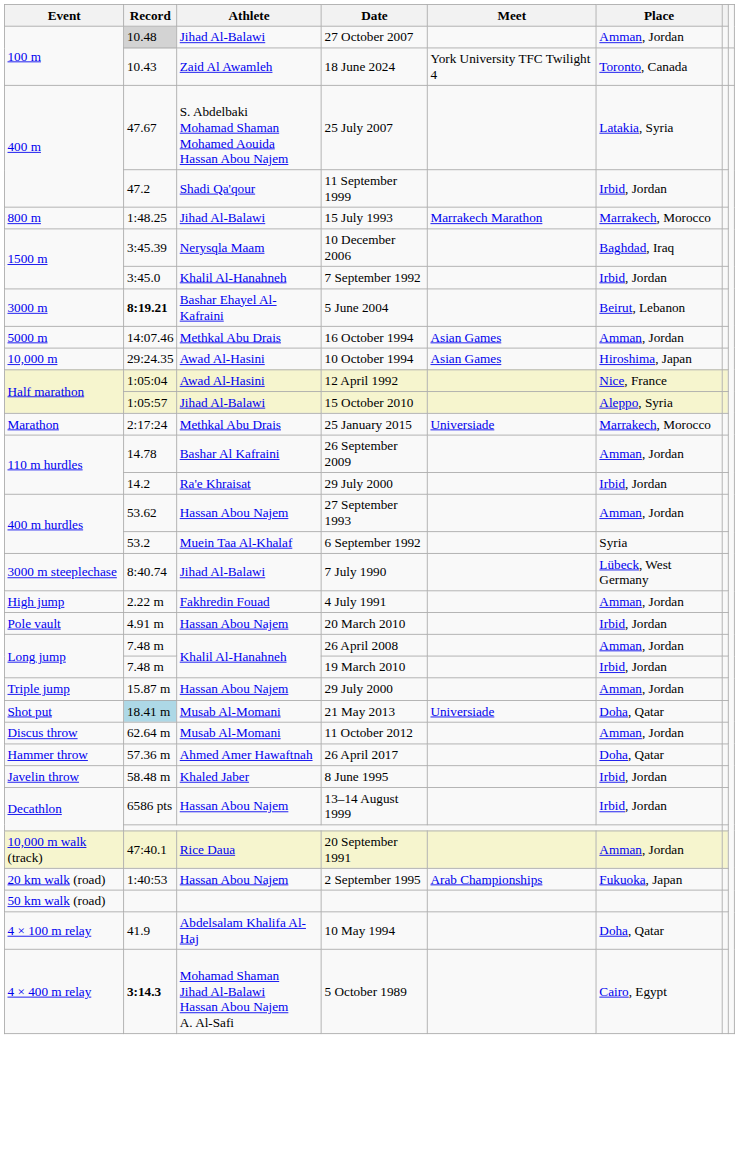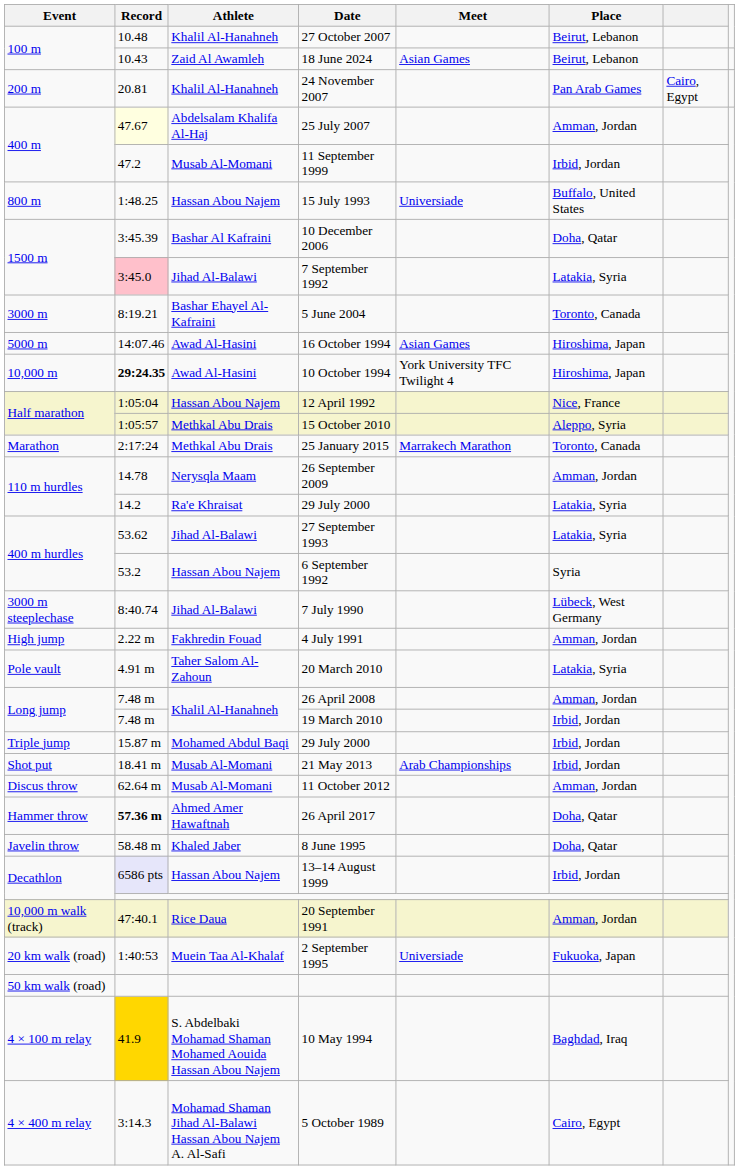(142, 37) lightgrey background -> (133, 37) no background
(222, 37) Jihad Al-Balawi -> (225, 37) Khalil Al-Hanahneh
(642, 37) Amman, Jordan -> (595, 37) Beirut, Lebanon
(510, 67) York University TFC Twilight 4 -> (435, 59) Asian Games
(643, 67) Toronto, Canada -> (595, 59) Beirut, Lebanon
+ row: (24, 88)
(142, 127) no background -> (133, 126) lightyellow background
(234, 135) S. Abdelbaki Mohamad Shaman Mohamed Aouida Hassan Abou Najem -> (224, 126) Abdelsalam Khalifa Al-Haj
(636, 127) Latakia, Syria -> (595, 126) Amman, Jordan
(217, 188) Shadi Qa'qour -> (222, 163) Musab Al-Momani
(222, 218) Jihad Al-Balawi -> (226, 201) Hassan Abou Najem
(486, 218) Marrakech Marathon -> (431, 201) Universiade
(655, 218) Marrakech, Morocco -> (594, 201) Buffalo, United States
(222, 248) Nerysqla Maam -> (221, 238) Bashar Al Kafraini
(637, 248) Baghdad, Iraq -> (585, 238) Doha, Qatar
(144, 277) no background -> (135, 276) pink background
(233, 277) Khalil Al-Hanahneh -> (214, 276) Jihad Al-Balawi
(633, 277) Irbid, Jordan -> (590, 276) Latakia, Syria
(147, 307) bold -> (138, 313) normal
(642, 307) Beirut, Lebanon -> (596, 313) Toronto, Canada
(230, 337) Methkal Abu Drais -> (214, 343) Awad Al-Hasini
(642, 337) Amman, Jordan -> (599, 343) Hiroshima, Japan
(150, 358) normal -> (142, 372) bold
(466, 358) Asian Games -> (455, 372) York University TFC Twilight 4
(222, 380) Awad Al-Hasini -> (226, 402) Hassan Abou Najem
(222, 402) Jihad Al-Balawi -> (222, 424) Methkal Abu Drais
(462, 424) Universiade -> (455, 446) Marrakech Marathon
(655, 424) Marrakech, Morocco -> (596, 446) Toronto, Canada
(230, 453) Bashar Al Kafraini -> (214, 475) Nerysqla Maam
(633, 483) Irbid, Jordan -> (590, 505) Latakia, Syria
(234, 513) Hassan Abou Najem -> (214, 535) Jihad Al-Balawi
(642, 513) Amman, Jordan -> (590, 535) Latakia, Syria
(236, 542) Muein Taa Al-Khalaf -> (226, 572) Hassan Abou Najem
(234, 623) Hassan Abou Najem -> (215, 669) Taher Salom Al-Zahoun
(633, 623) Irbid, Jordan -> (590, 669) Latakia, Syria
(234, 689) Hassan Abou Najem -> (230, 742) Mohamed Abdul Baqi
(642, 689) Amman, Jordan -> (586, 742) Irbid, Jordan
(149, 711) lightblue background -> (139, 764) no background
(462, 711) Universiade -> (455, 764) Arab Championships
(632, 711) Doha, Qatar -> (586, 764) Irbid, Jordan
(149, 754) normal -> (140, 815) bold
(633, 776) Irbid, Jordan -> (585, 845) Doha, Qatar
(150, 806) no background -> (140, 874) lavender background
(234, 879) Hassan Abou Najem -> (228, 956) Muein Taa Al-Khalaf
(486, 879) Arab Championships -> (431, 956) Universiade
(139, 930) no background -> (129, 1038) gold background
(243, 930) Abdelsalam Khalifa Al-Haj -> (226, 1046) S. Abdelbaki Mohamad Shaman Mohamed Aouida Hassan Abou Najem
(632, 930) Doha, Qatar -> (590, 1038) Baghdad, Iraq
(144, 991) bold -> (135, 1123) normal
